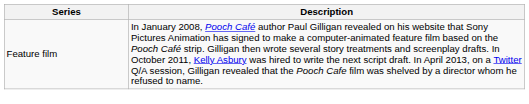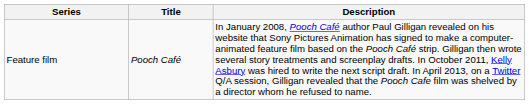+ column: (171, 12)
